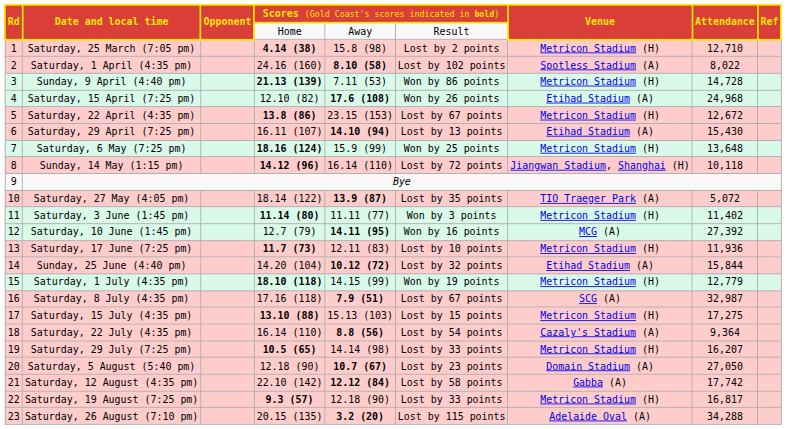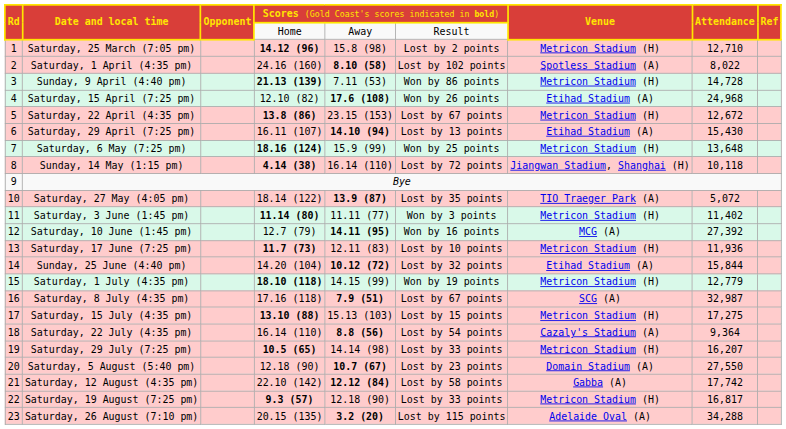(290, 48) 4.14 (38) -> (290, 48) 14.12 (96)
(290, 165) 14.12 (96) -> (290, 165) 4.14 (38)
(725, 365) 27,050 -> (725, 365) 27,550
